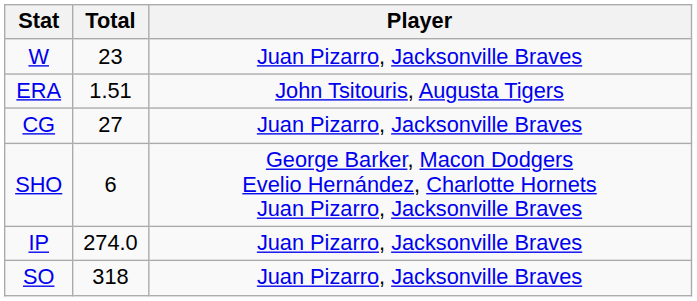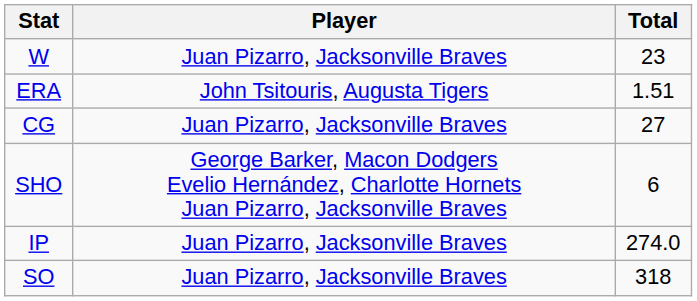columns swapped: (420, 21) <-> (110, 21)
